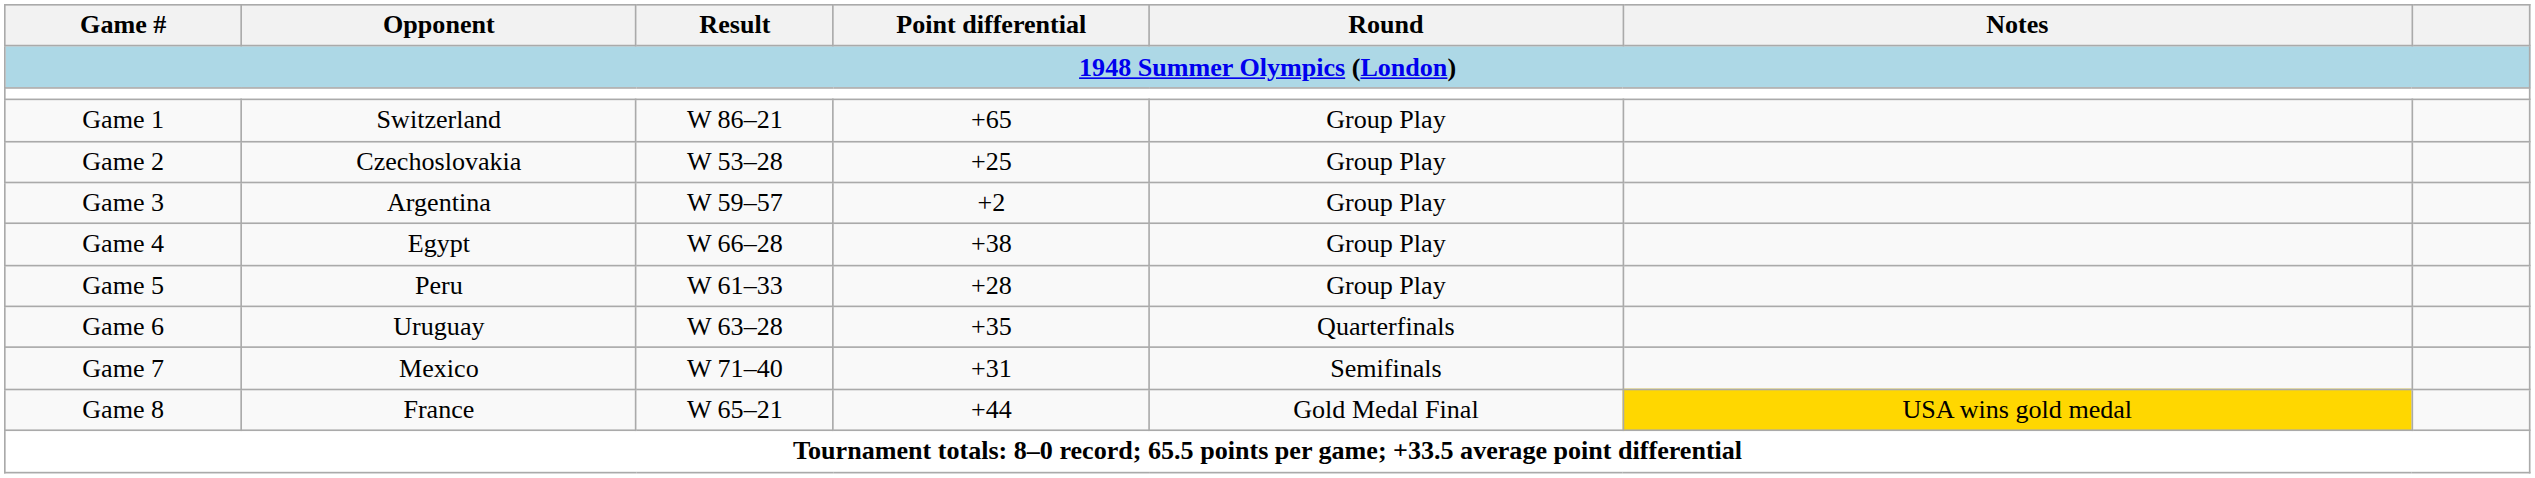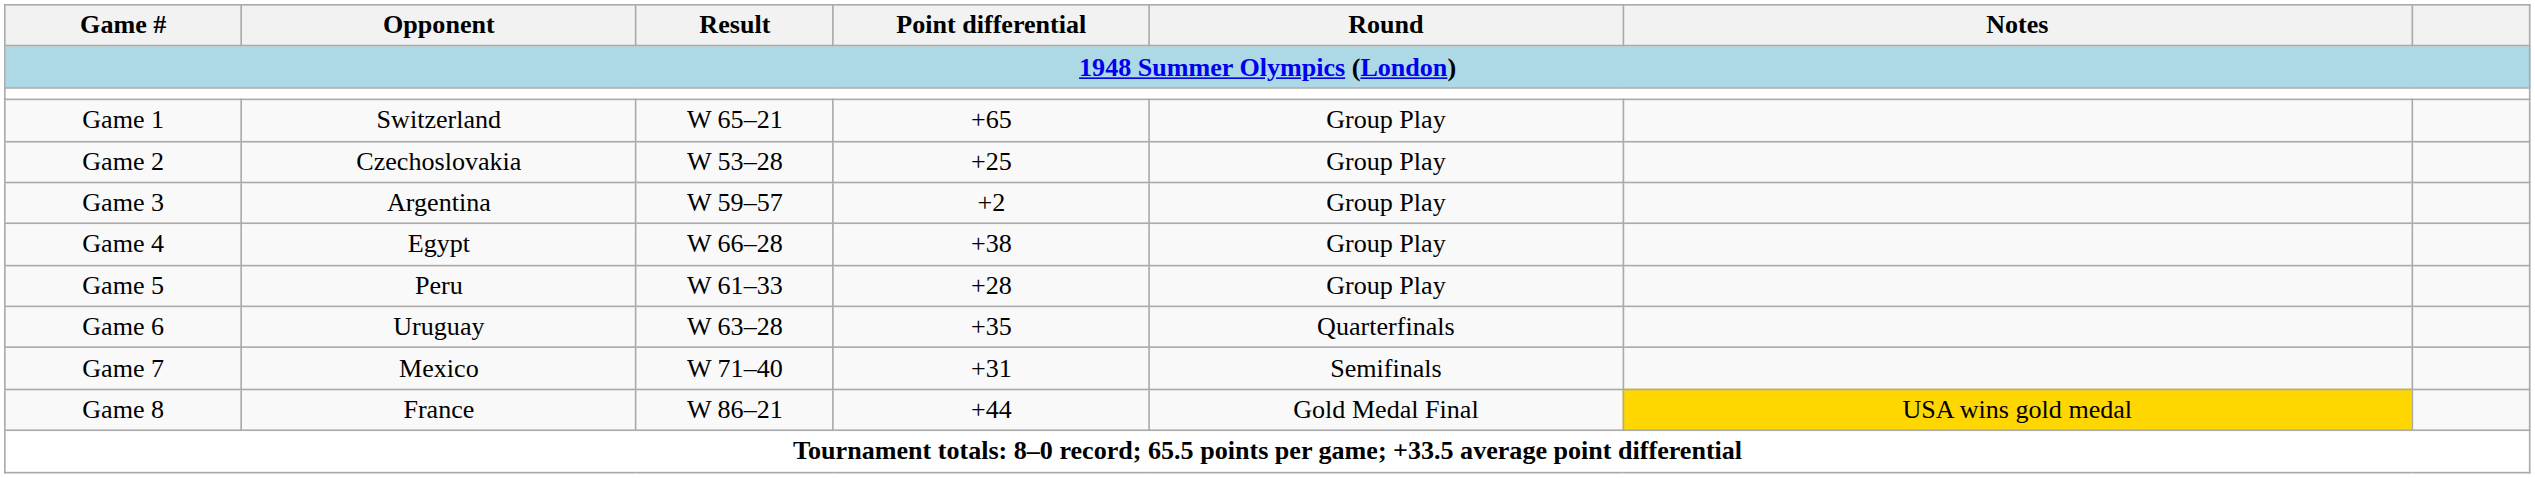(735, 119) W 86–21 -> (735, 119) W 65–21
(735, 409) W 65–21 -> (735, 409) W 86–21
